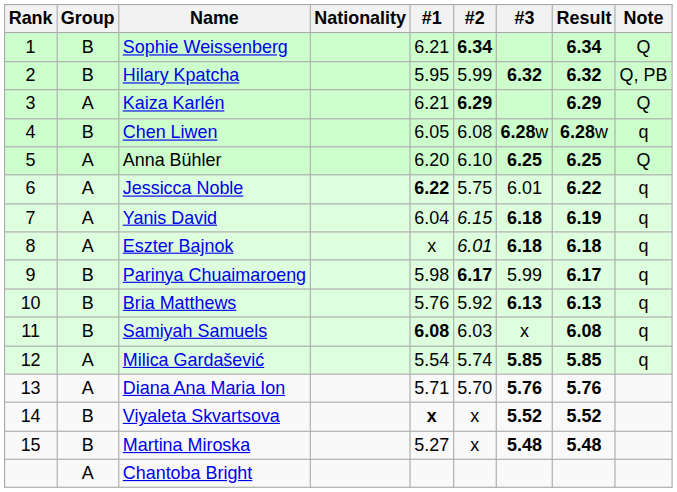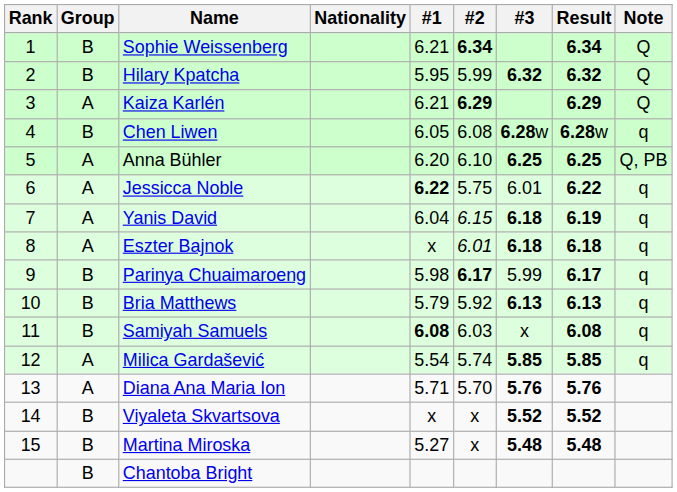(644, 75) Q, PB -> (644, 75) Q
(644, 160) Q -> (644, 160) Q, PB
(432, 302) 5.76 -> (432, 302) 5.79
(432, 416) bold -> (432, 416) normal
(88, 473) A -> (88, 473) B
